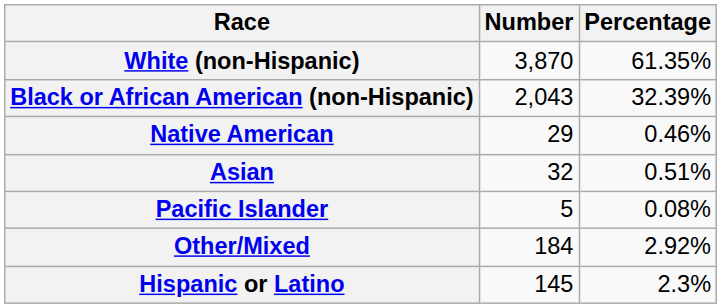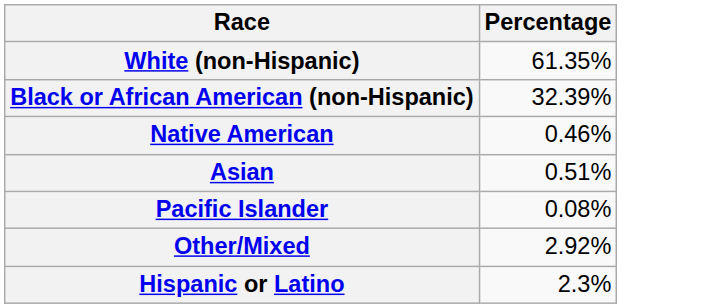- column: (529, 23)
